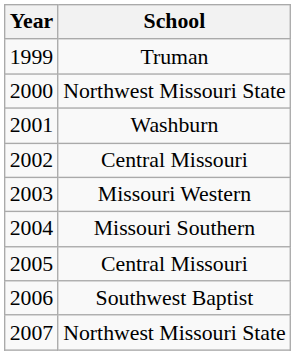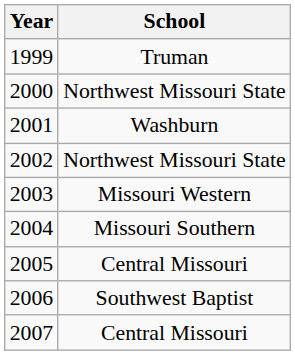(174, 159) Central Missouri -> (174, 159) Northwest Missouri State
(174, 332) Northwest Missouri State -> (174, 332) Central Missouri
